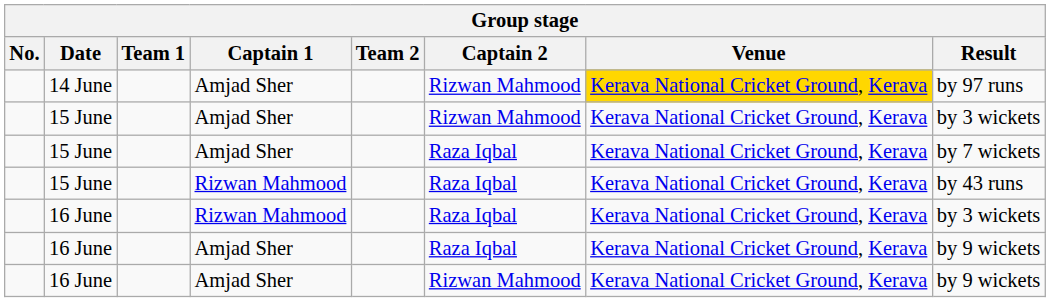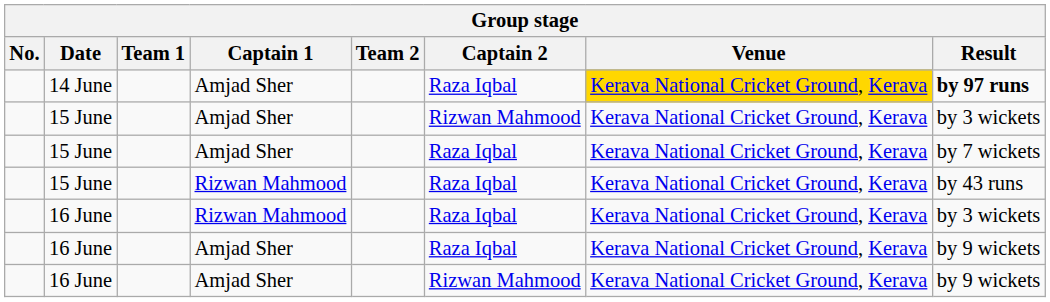(505, 85) Rizwan Mahmood -> (473, 85) Raza Iqbal
(980, 85) normal -> (983, 85) bold
